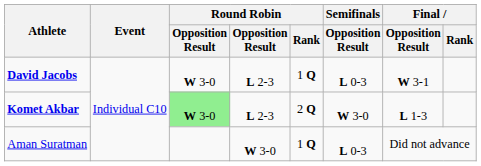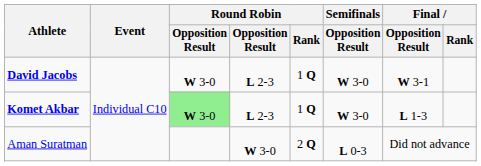(353, 82) L 0-3 -> (353, 82) W 3-0
(306, 109) 2 Q -> (306, 109) 1 Q
(306, 144) 1 Q -> (306, 144) 2 Q
